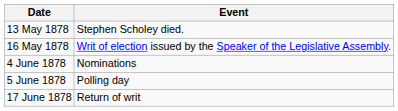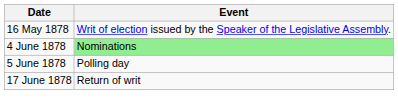- row: (38, 30)
(107, 64) no background -> (107, 47) lightgreen background
